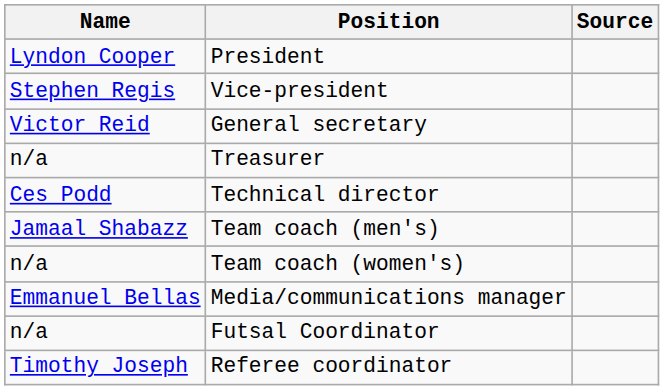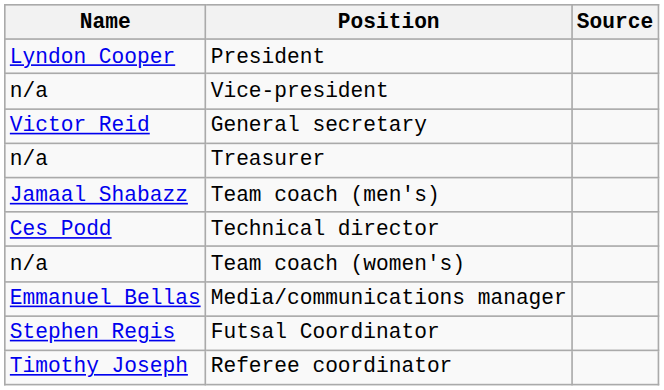(93, 91) Stephen Regis -> (29, 91) n/a
rows swapped: (325, 195) <-> (325, 229)
(29, 333) n/a -> (93, 333) Stephen Regis
